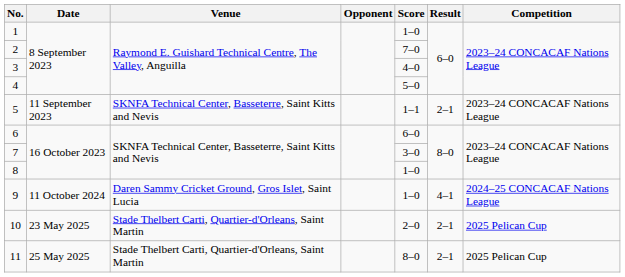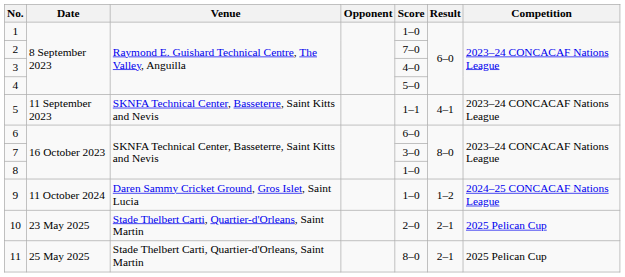(445, 109) 2–1 -> (445, 109) 4–1
(445, 194) 4–1 -> (445, 194) 1–2
